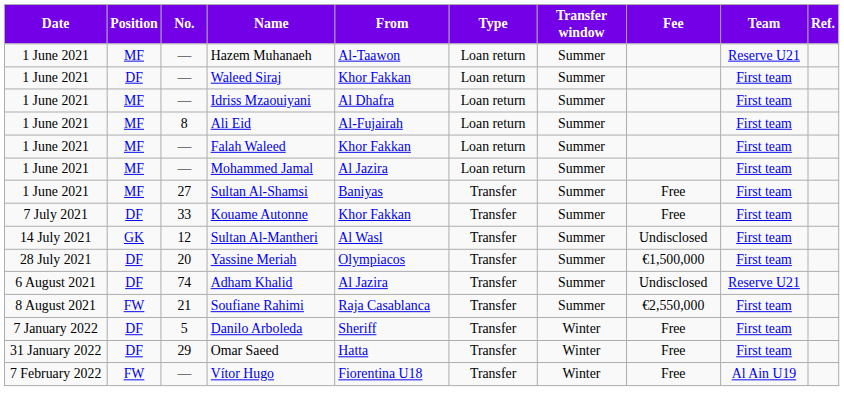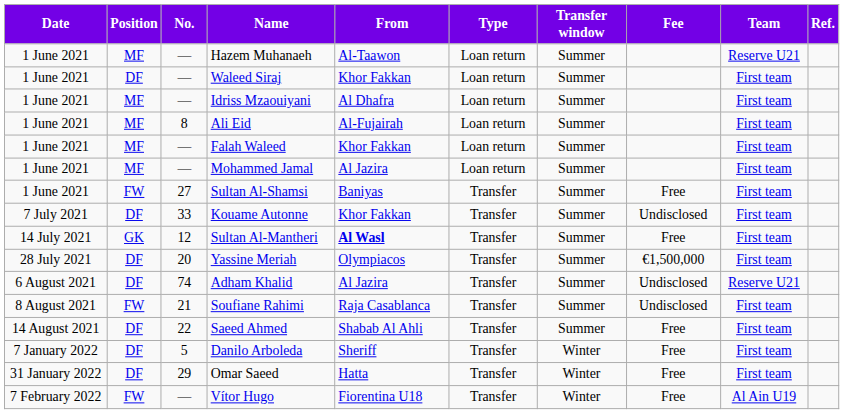(134, 192) MF -> (134, 192) FW
(673, 215) Free -> (673, 215) Undisclosed
(360, 237) normal -> (361, 237) bold
(673, 237) Undisclosed -> (673, 237) Free
(673, 306) €2,550,000 -> (673, 306) Undisclosed
+ row: (249, 329)
